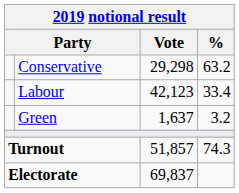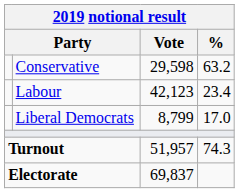(172, 67) 29,298 -> (172, 67) 29,598
(217, 92) 33.4 -> (217, 92) 23.4
+ row: (75, 117)
- row: (38, 117)
(172, 149) 51,857 -> (172, 149) 51,957
